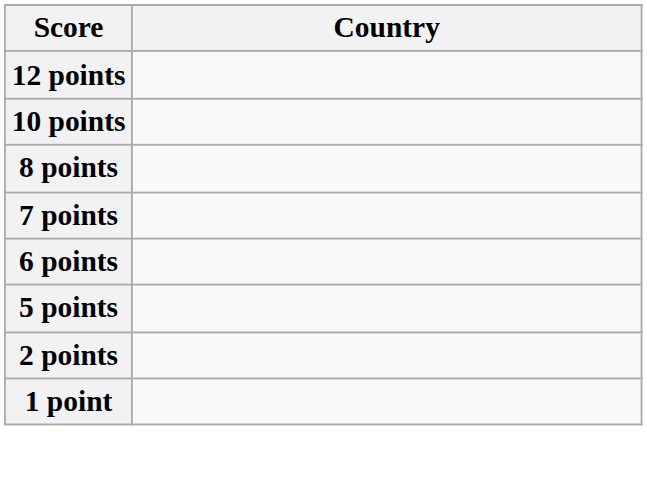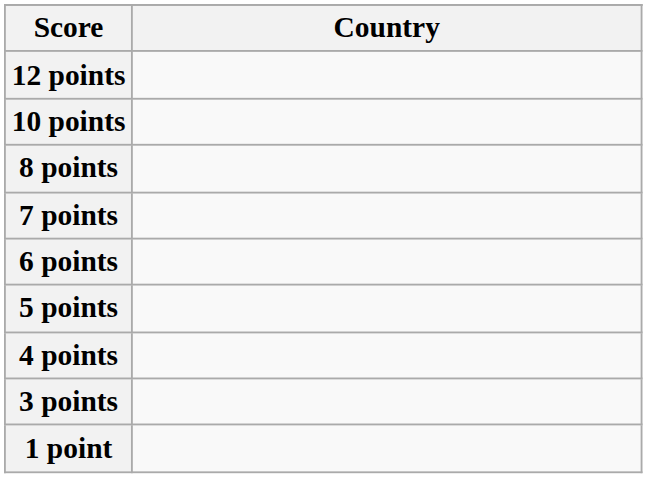+ row: (69, 354)
+ row: (69, 401)
- row: (69, 354)
